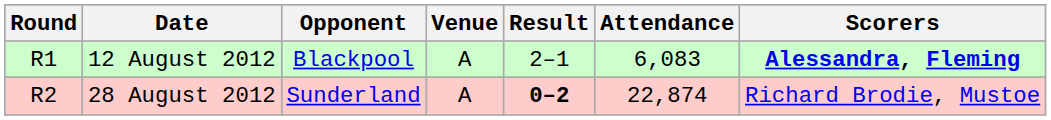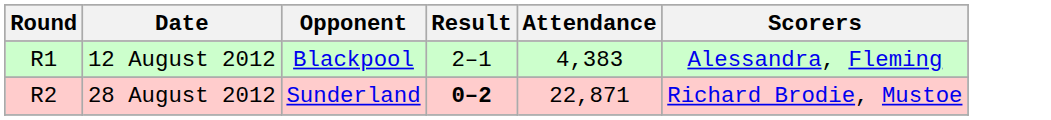- column: (465, 23)
(667, 60) 6,083 -> (590, 60) 4,383
(893, 60) bold -> (815, 60) normal
(667, 96) 22,874 -> (589, 96) 22,871
